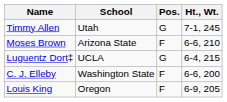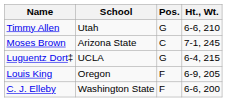(202, 27) 7-1, 245 -> (202, 27) 6-6, 210
(162, 43) F -> (163, 43) C
(202, 43) 6-6, 210 -> (202, 43) 7-1, 245
rows swapped: (31, 74) <-> (29, 89)
